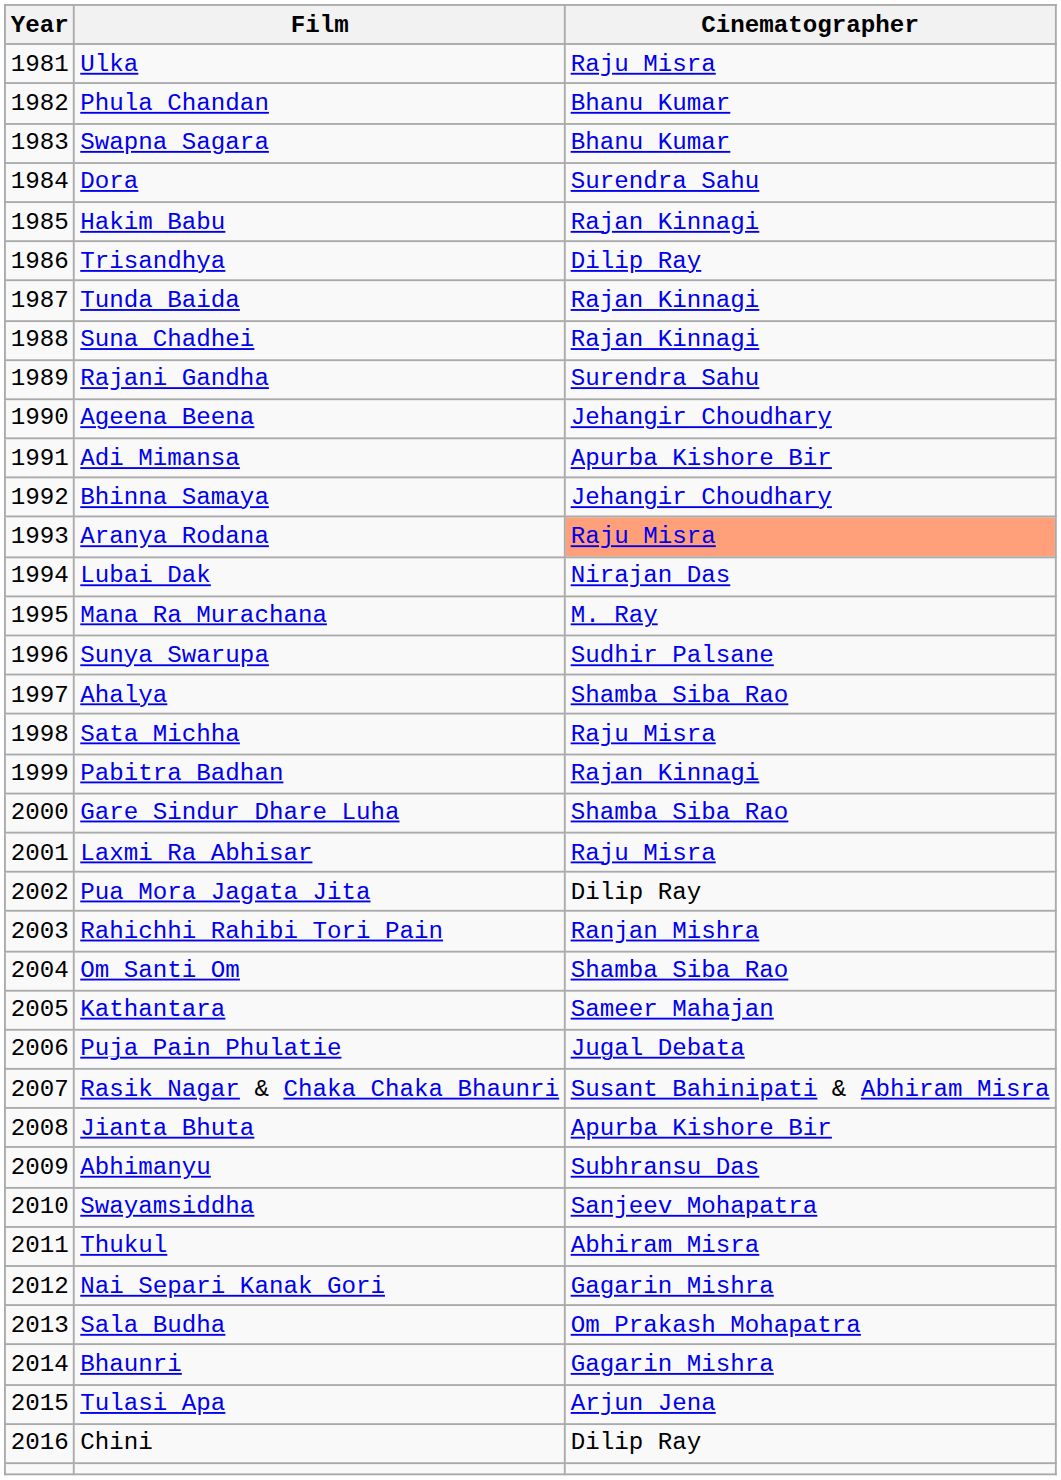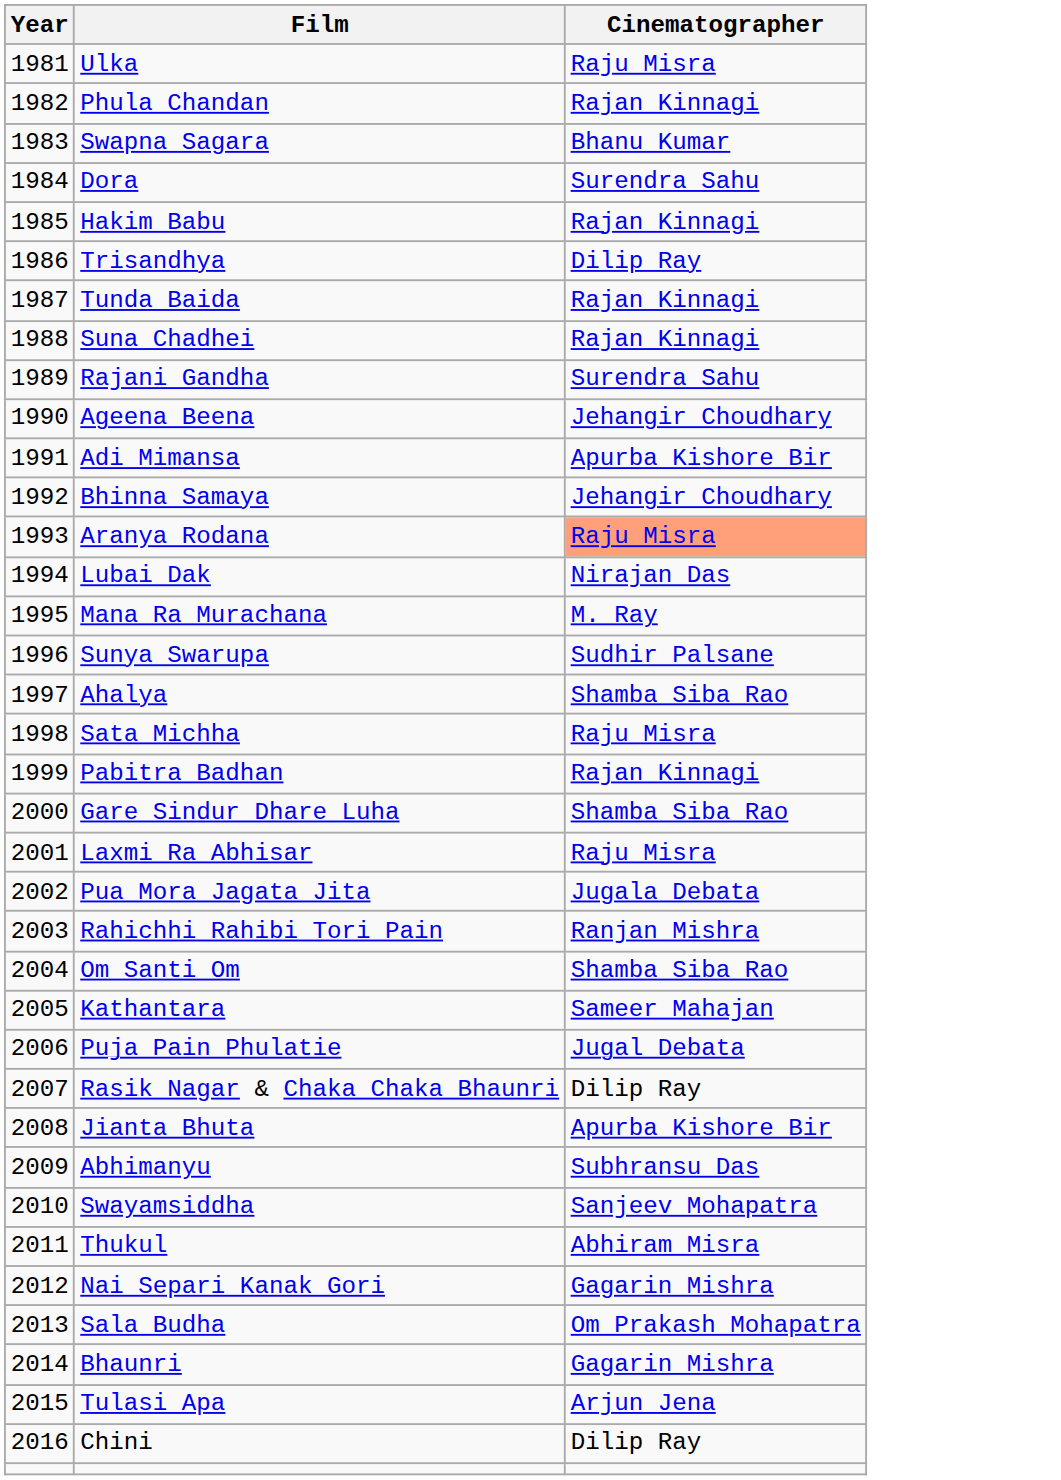(650, 103) Bhanu Kumar -> (665, 103) Rajan Kinnagi
(636, 892) Dilip Ray -> (665, 892) Jugala Debata
(810, 1089) Susant Bahinipati & Abhiram Misra -> (636, 1089) Dilip Ray
